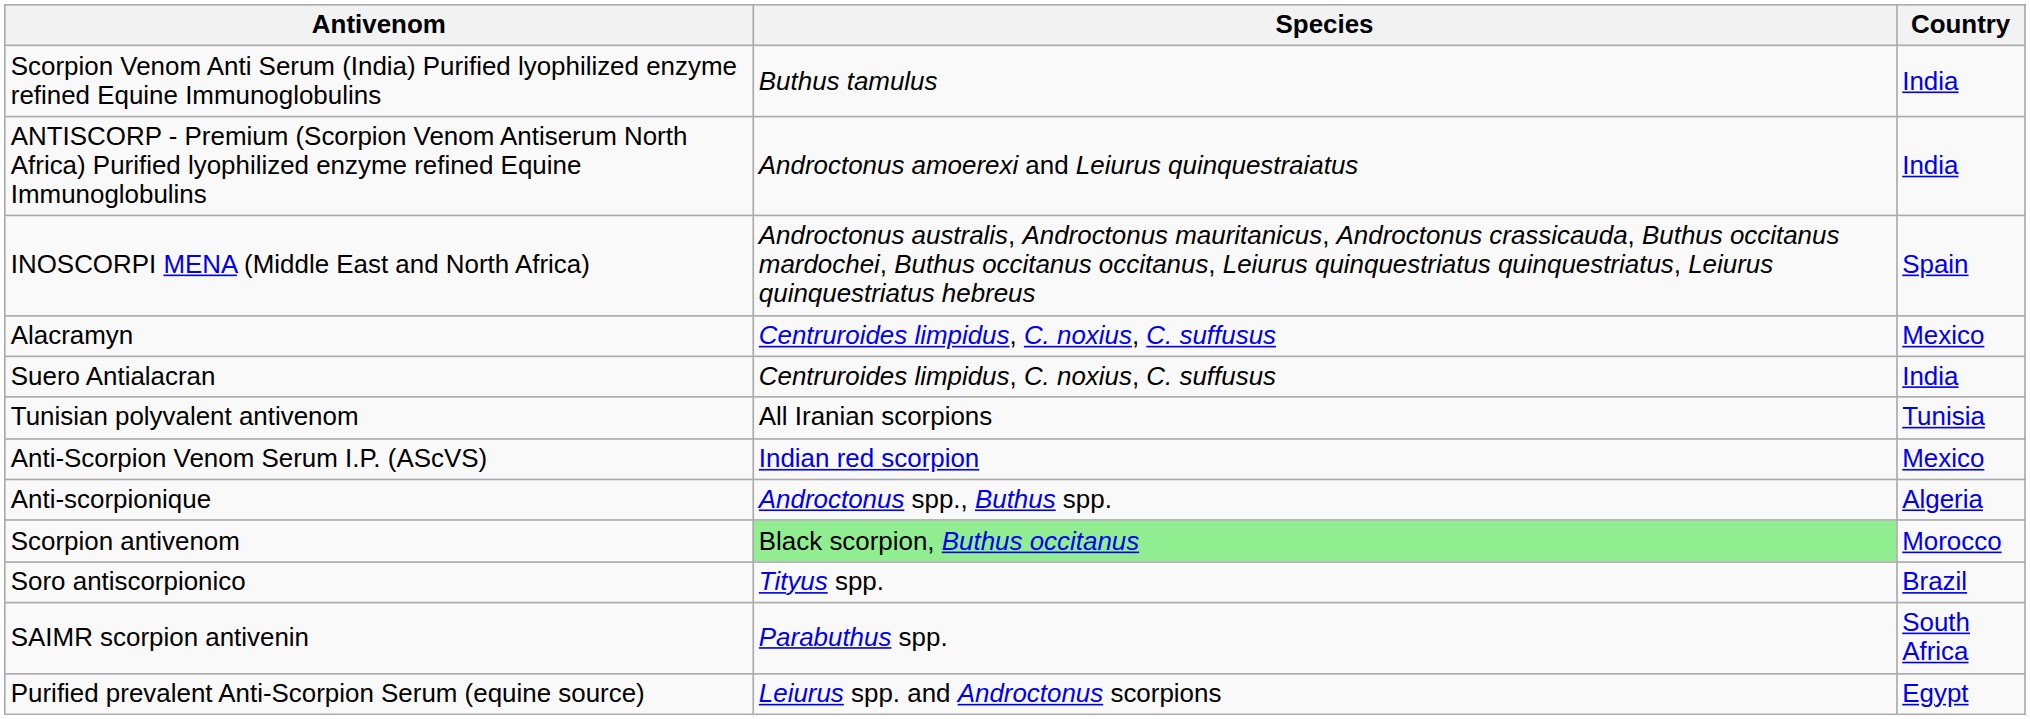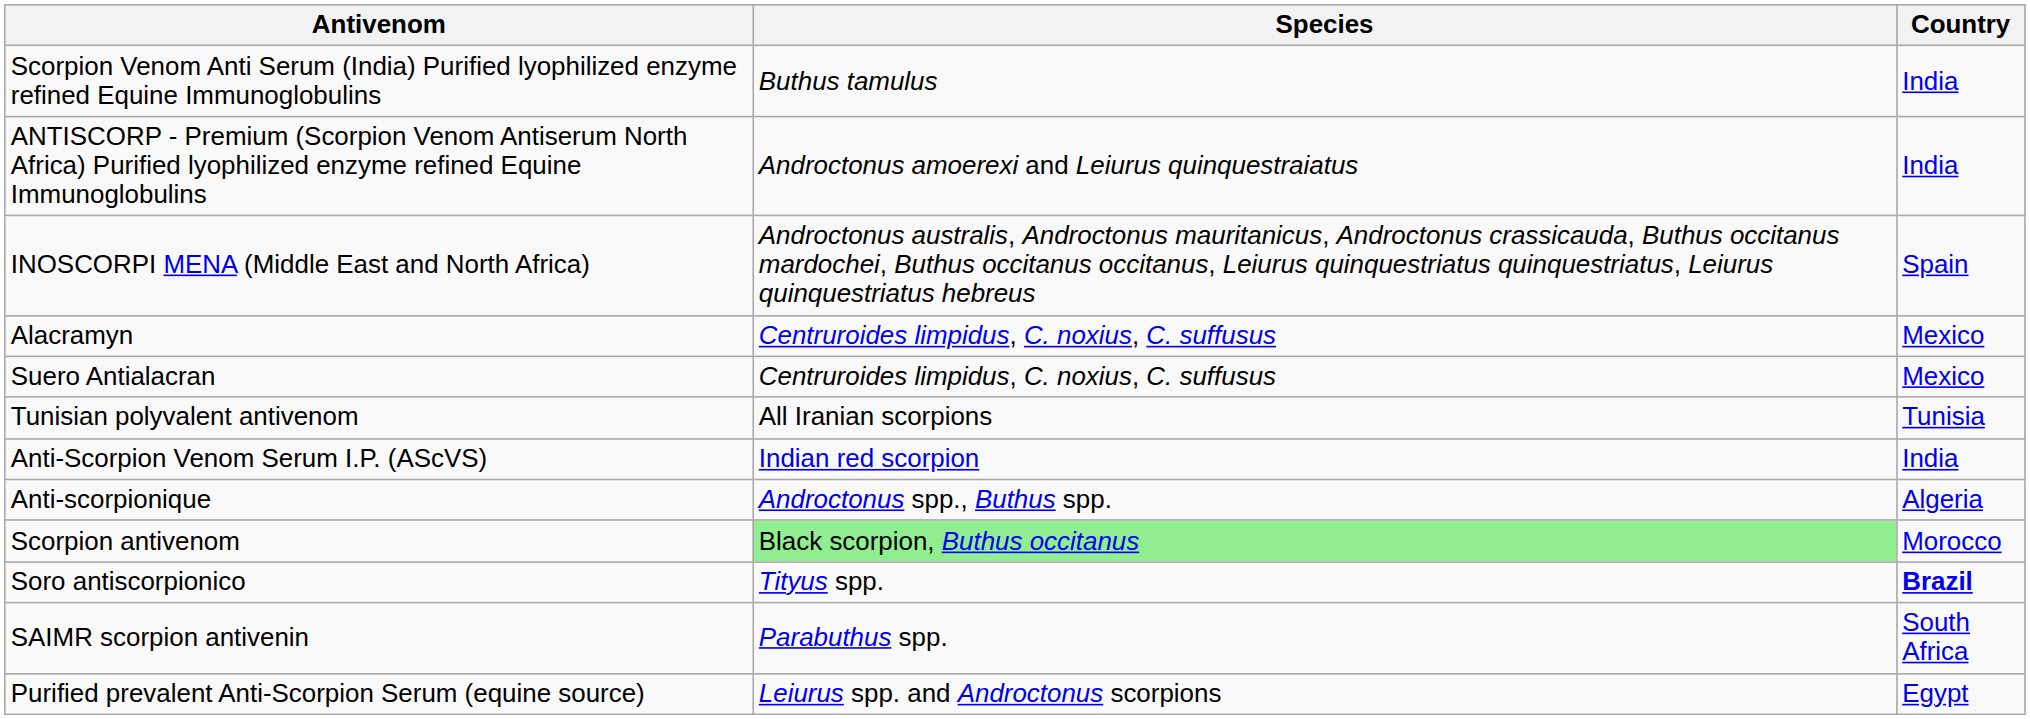(1930, 376) India -> (1943, 376) Mexico
(1943, 458) Mexico -> (1930, 458) India
(1935, 581) normal -> (1938, 581) bold
